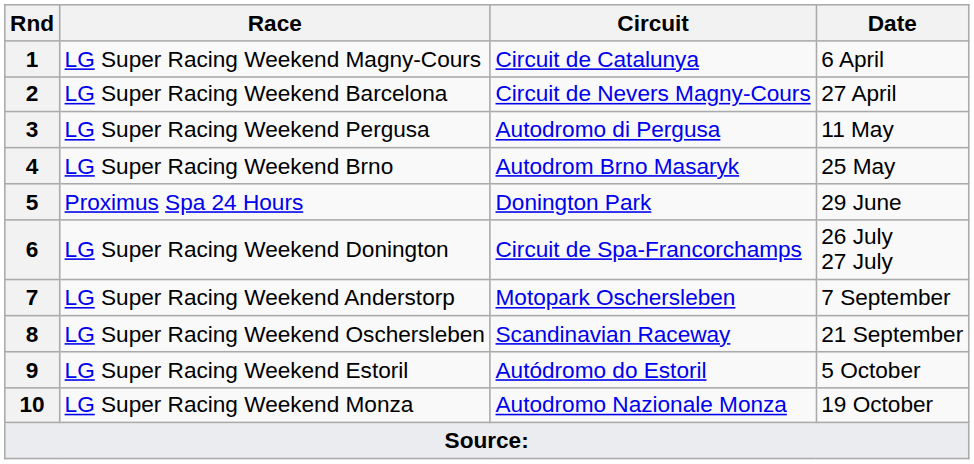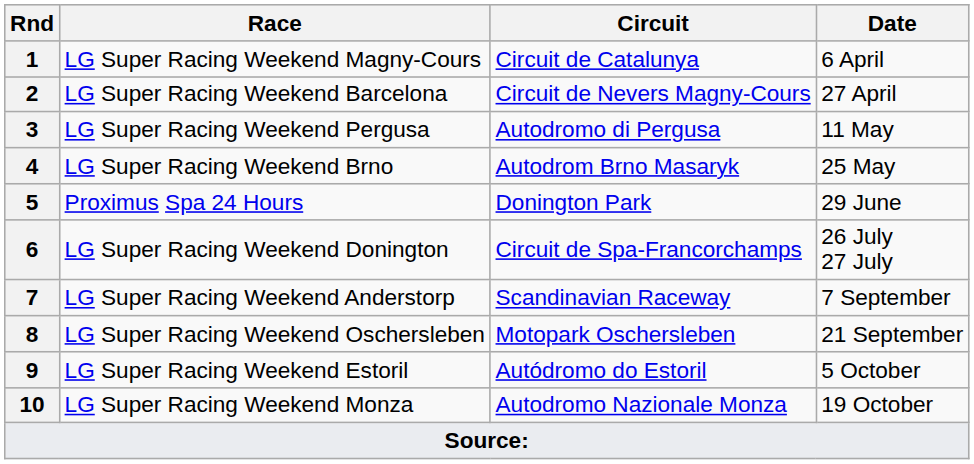(615, 298) Motopark Oschersleben -> (613, 298) Scandinavian Raceway
(613, 334) Scandinavian Raceway -> (615, 334) Motopark Oschersleben
